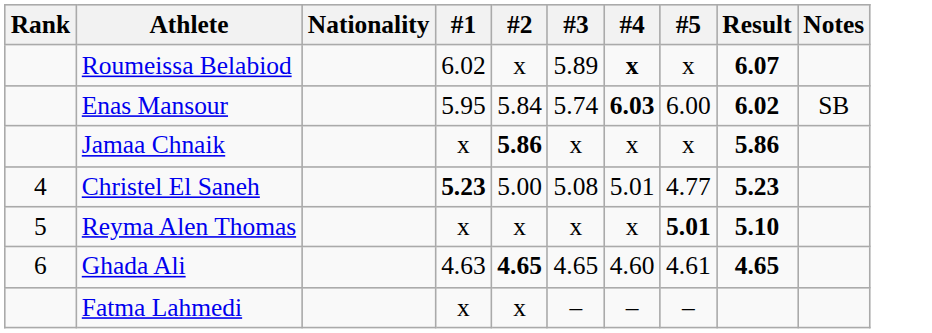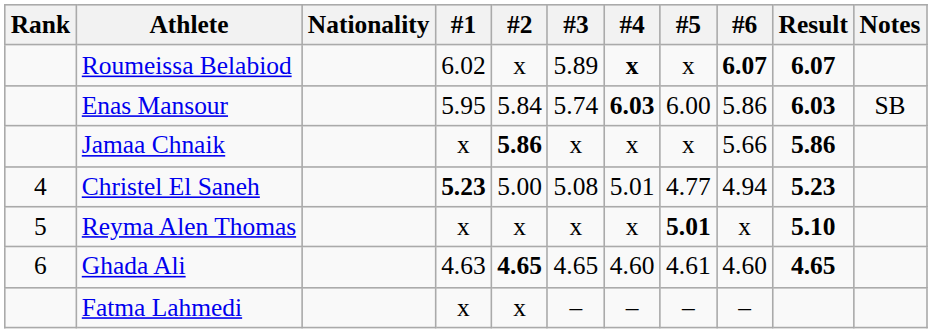+ column: (745, 24)
(757, 105) 6.02 -> (813, 105) 6.03
